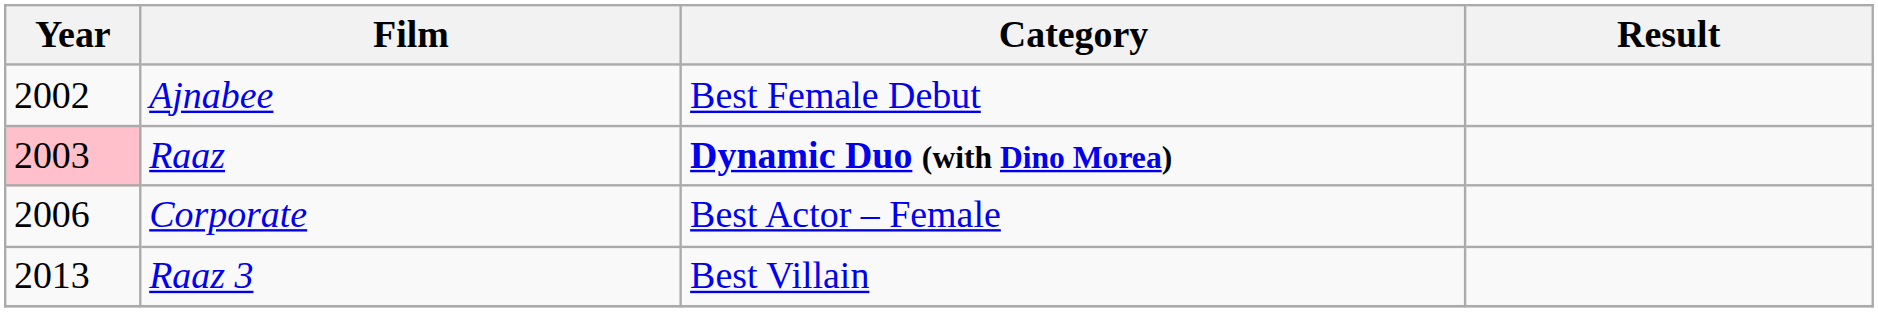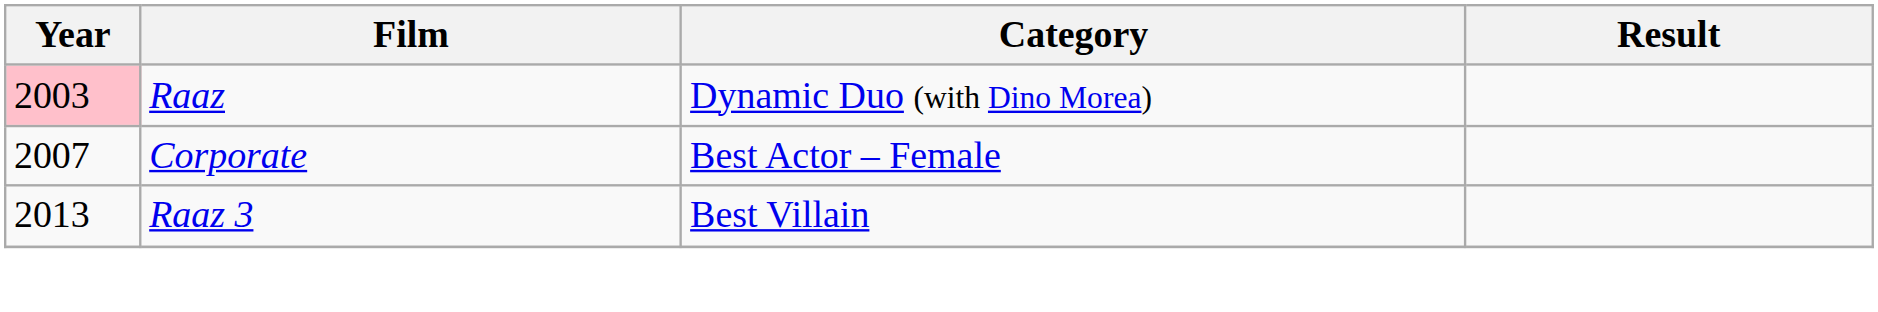- row: (211, 94)
(931, 154) bold -> (921, 94) normal
(52, 214) 2006 -> (52, 154) 2007
